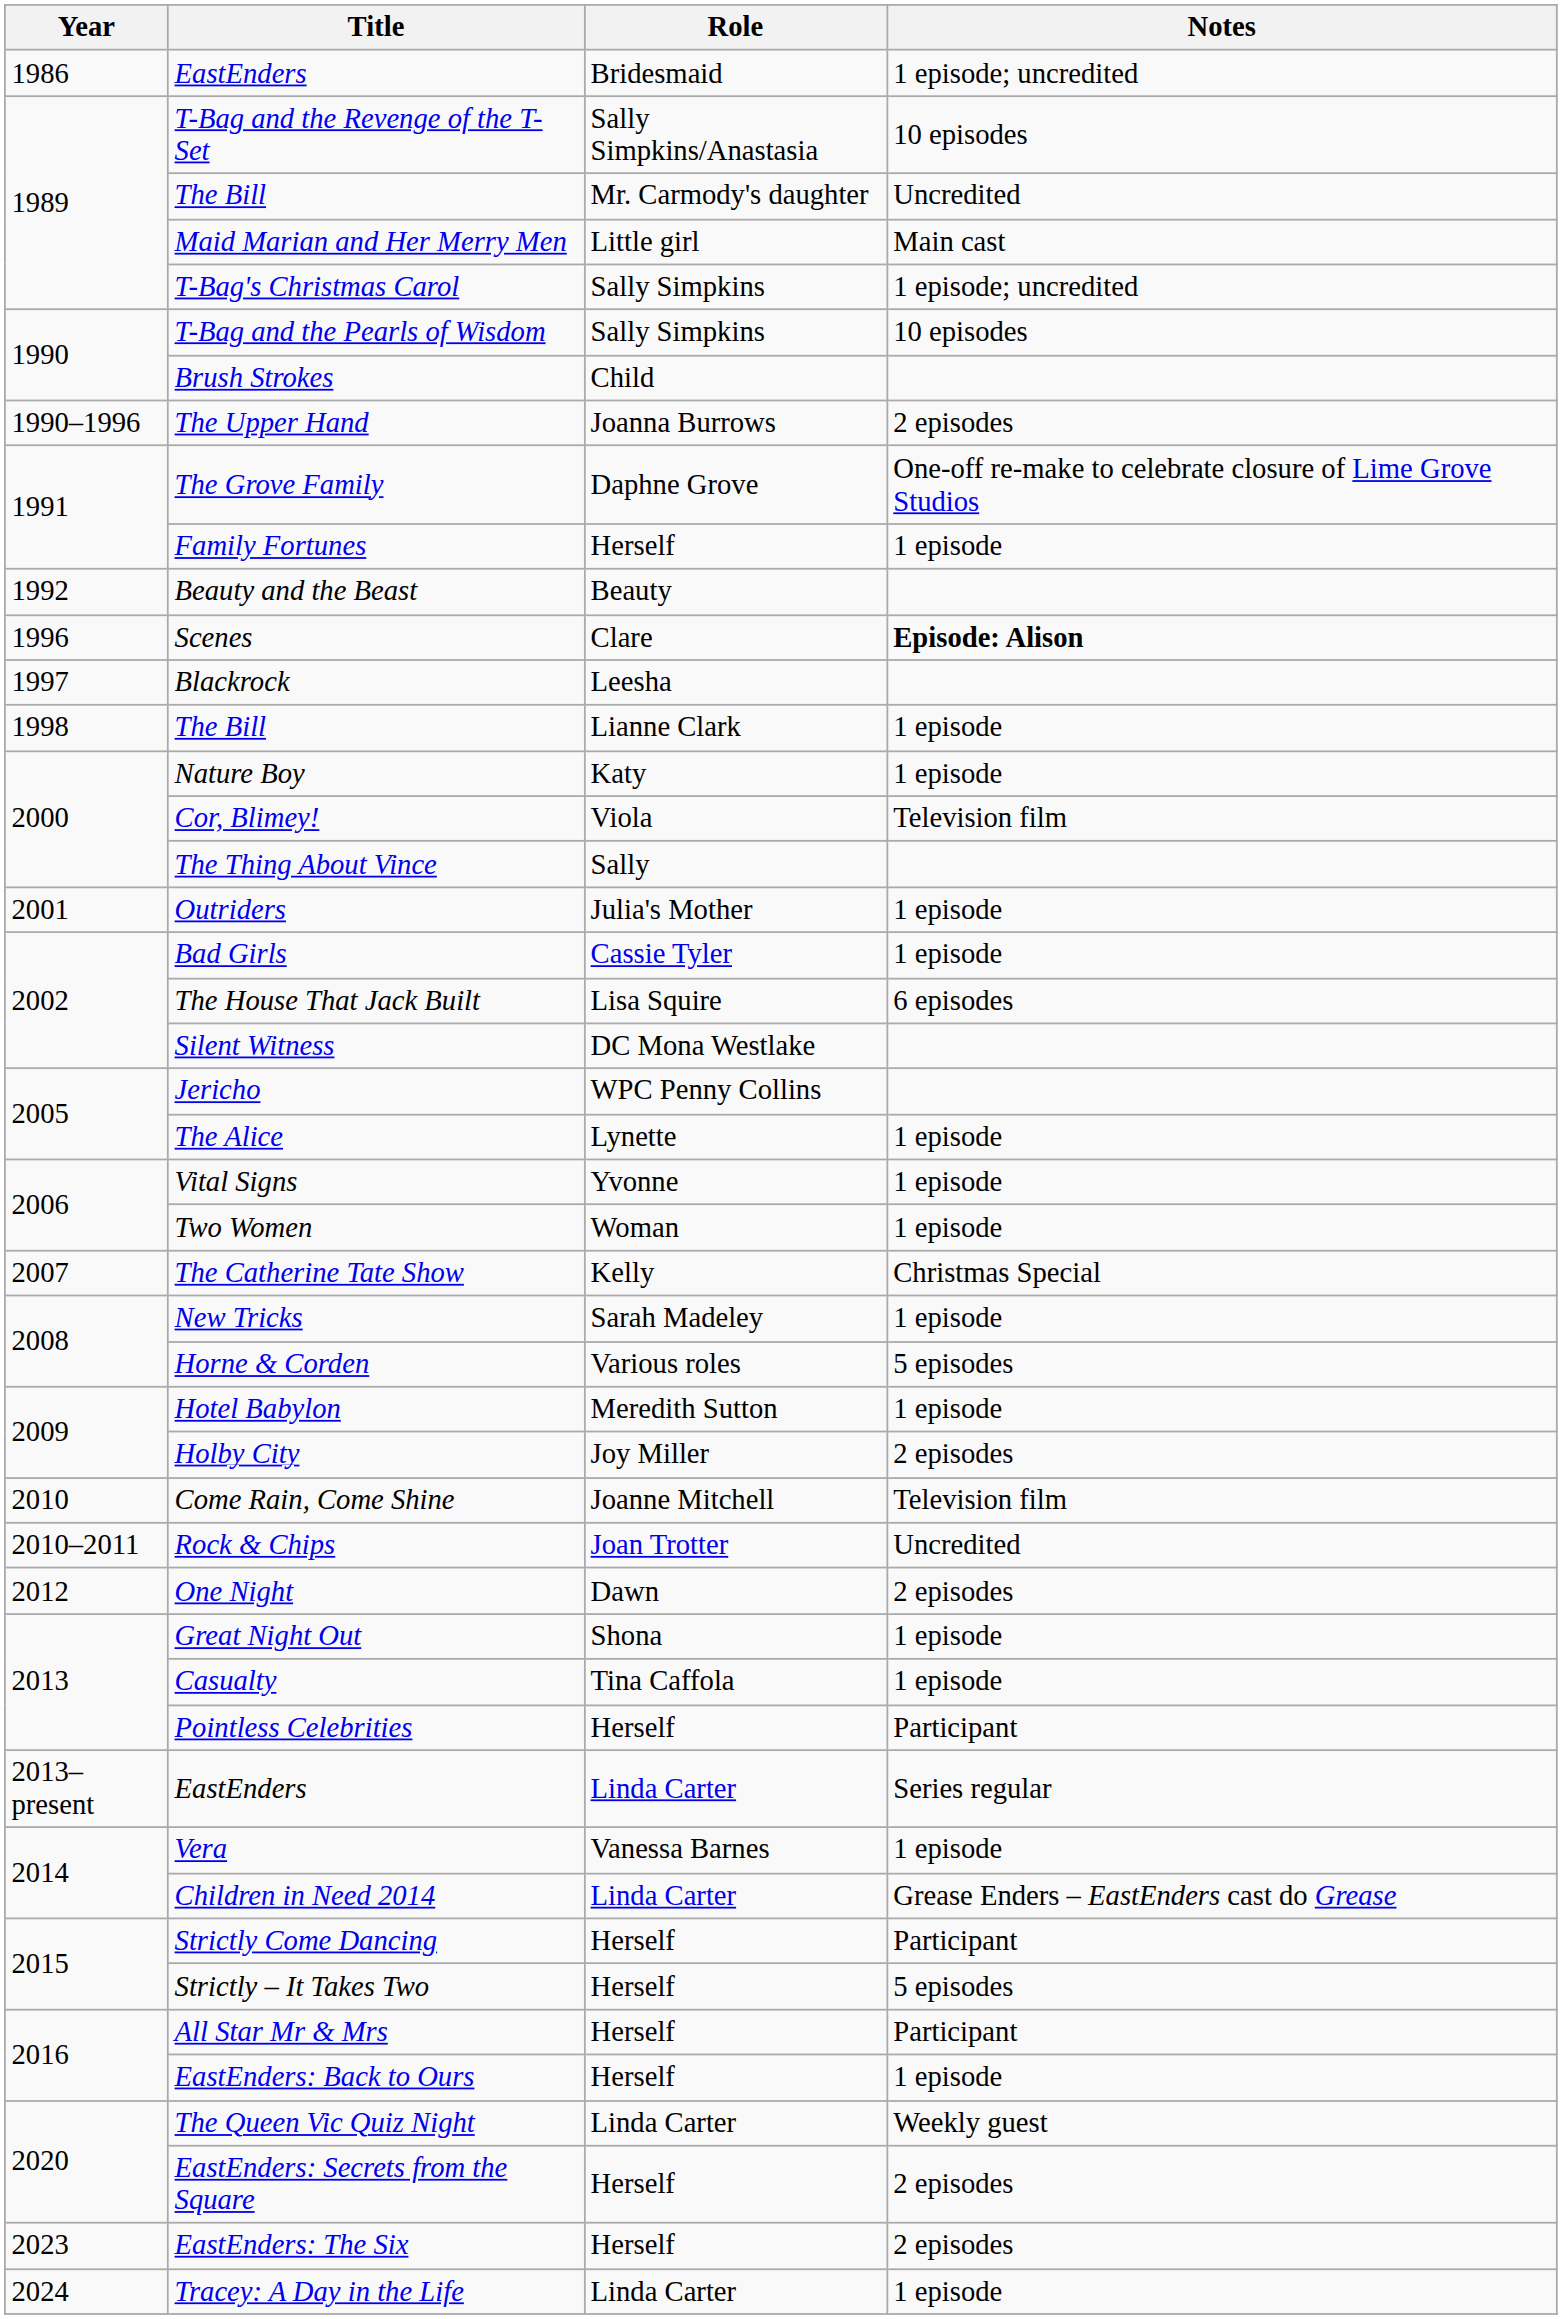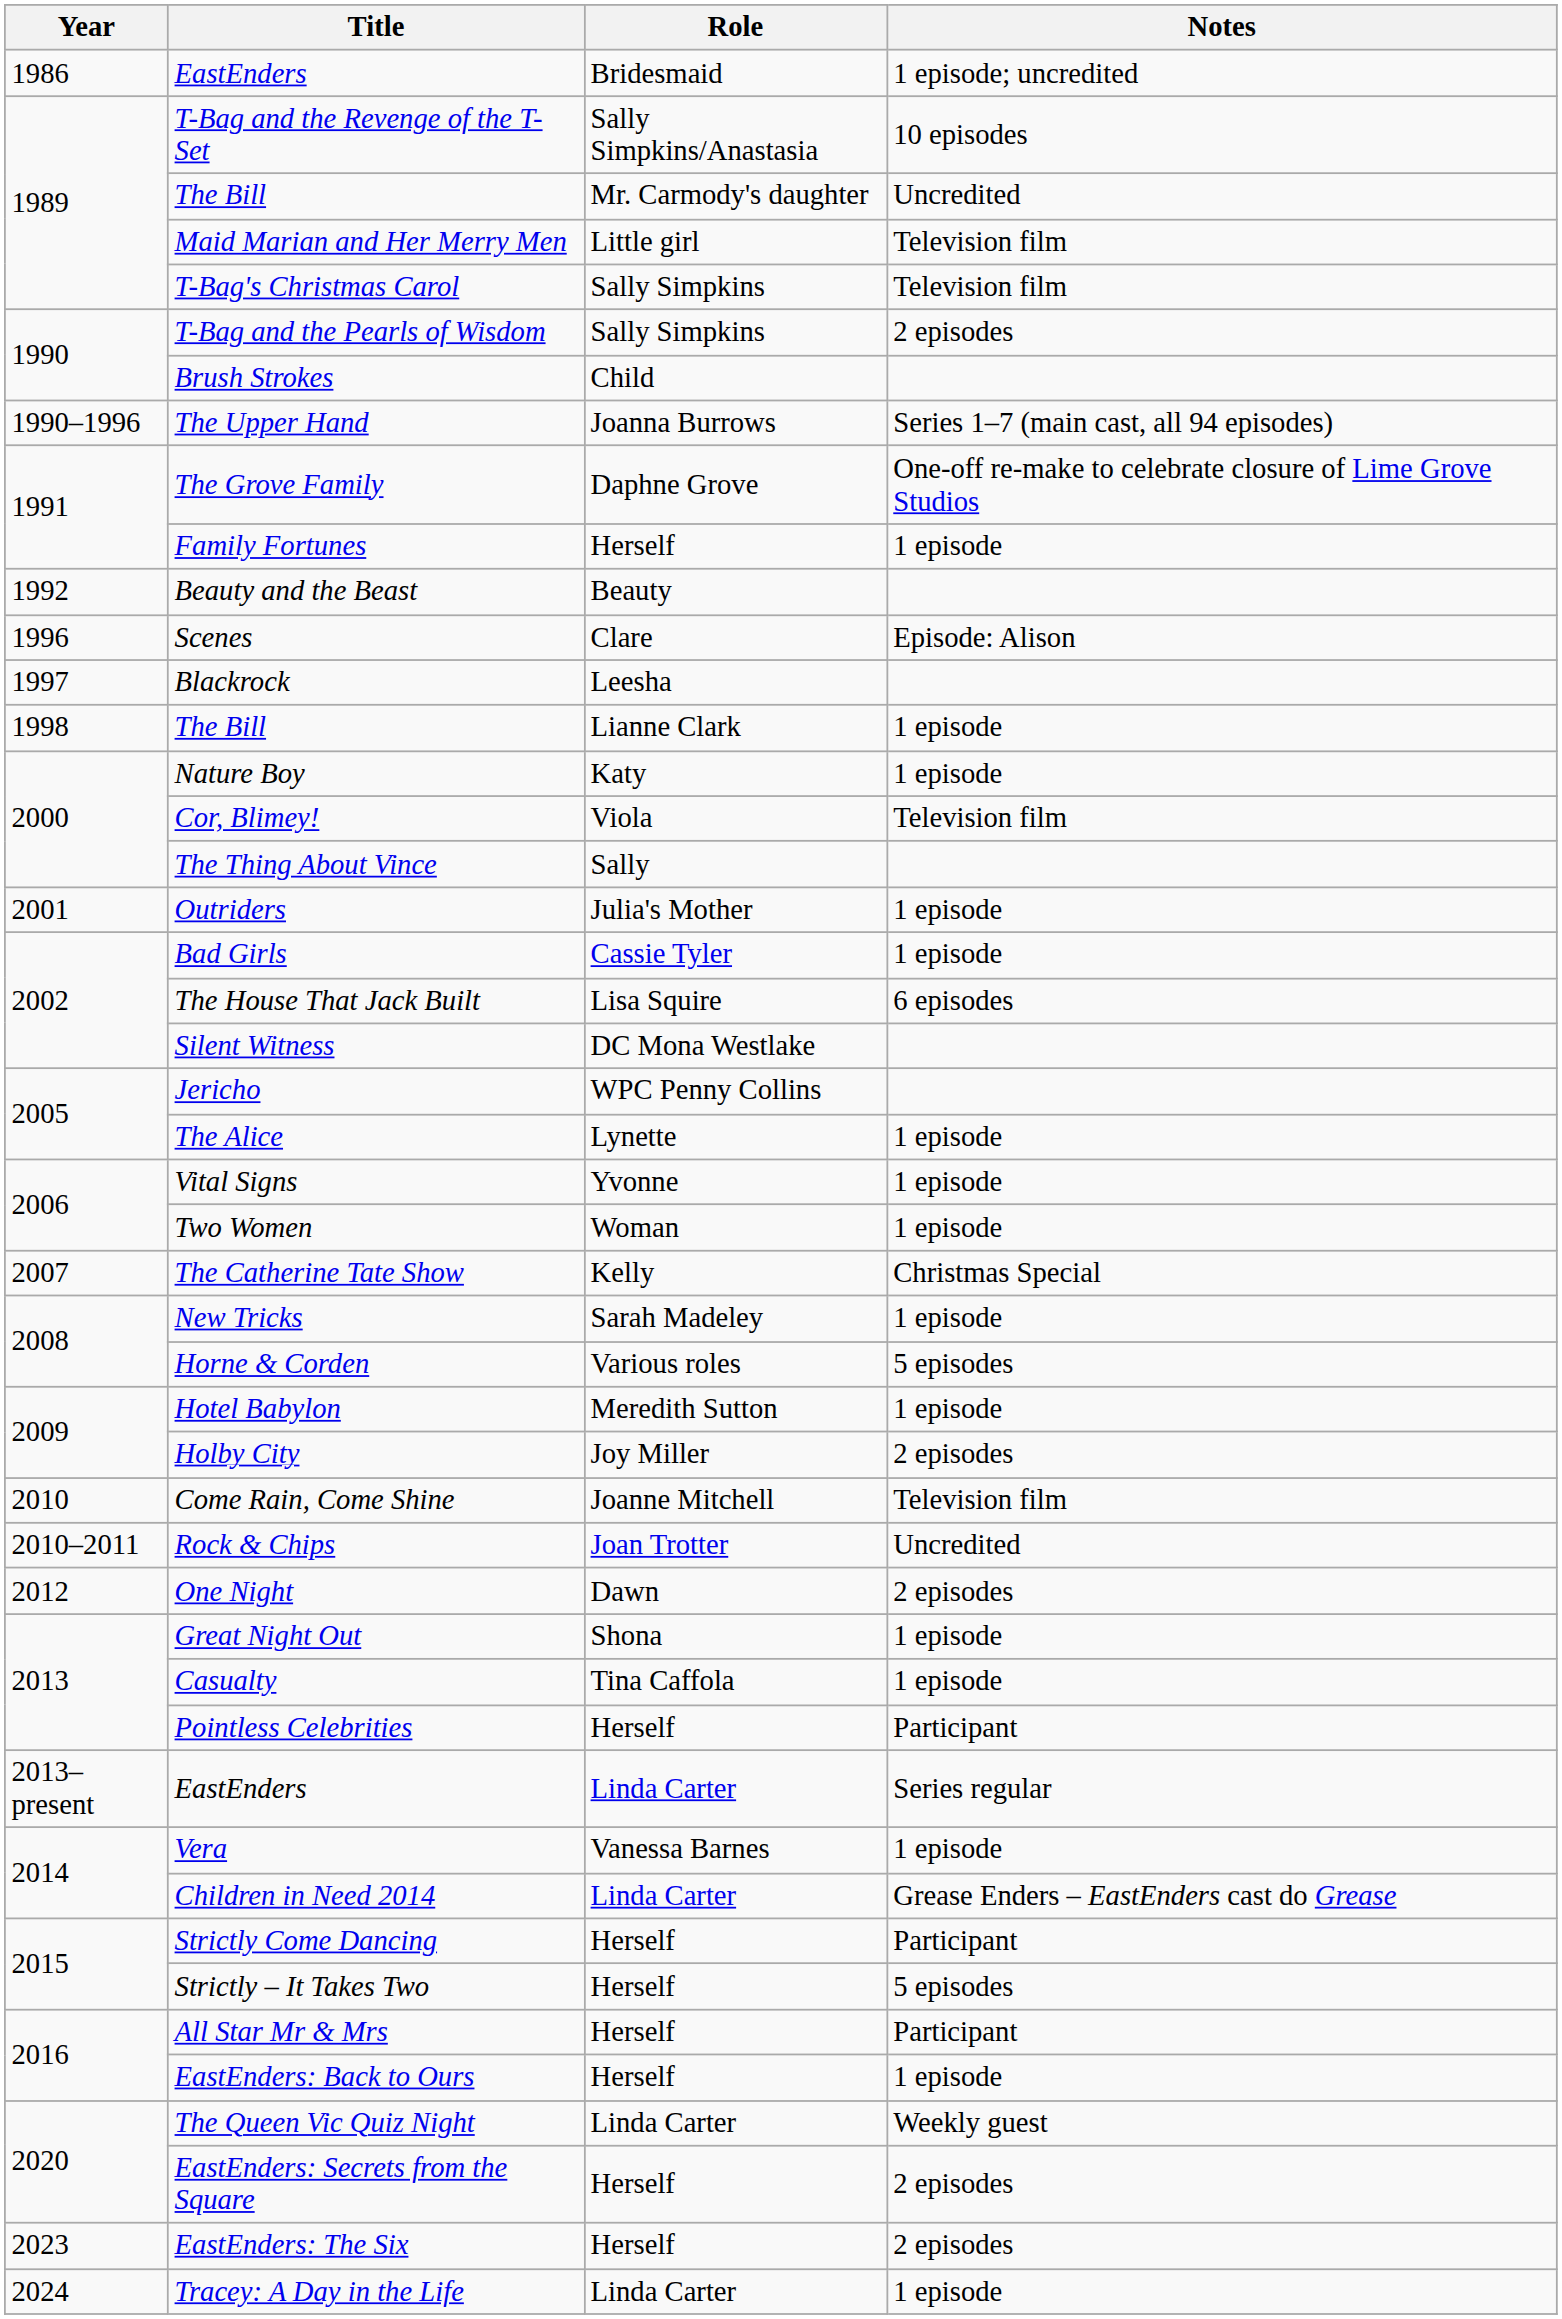(949, 241) Main cast -> (980, 241) Television film
(1016, 286) 1 episode; uncredited -> (980, 286) Television film
(960, 331) 10 episodes -> (953, 331) 2 episodes
(953, 422) 2 episodes -> (1113, 422) Series 1–7 (main cast, all 94 episodes)
(988, 636) bold -> (984, 636) normal
